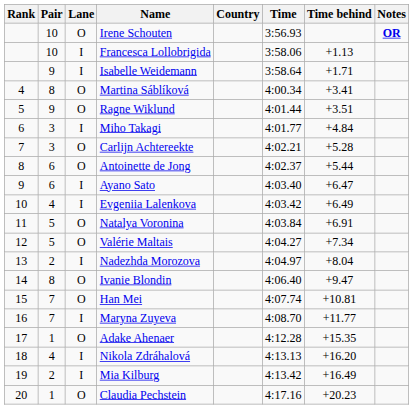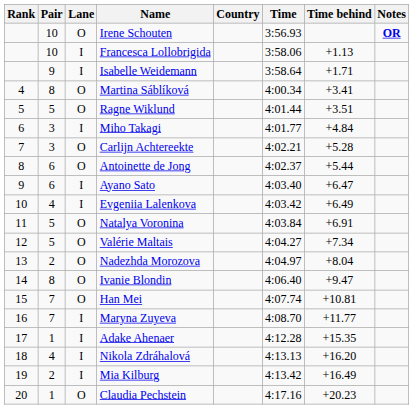(52, 109) 9 -> (52, 109) 5
(81, 261) I -> (81, 261) O
(81, 337) O -> (81, 337) I
